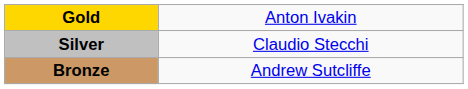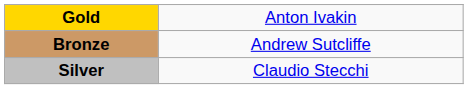rows swapped: (81, 44) <-> (81, 70)
